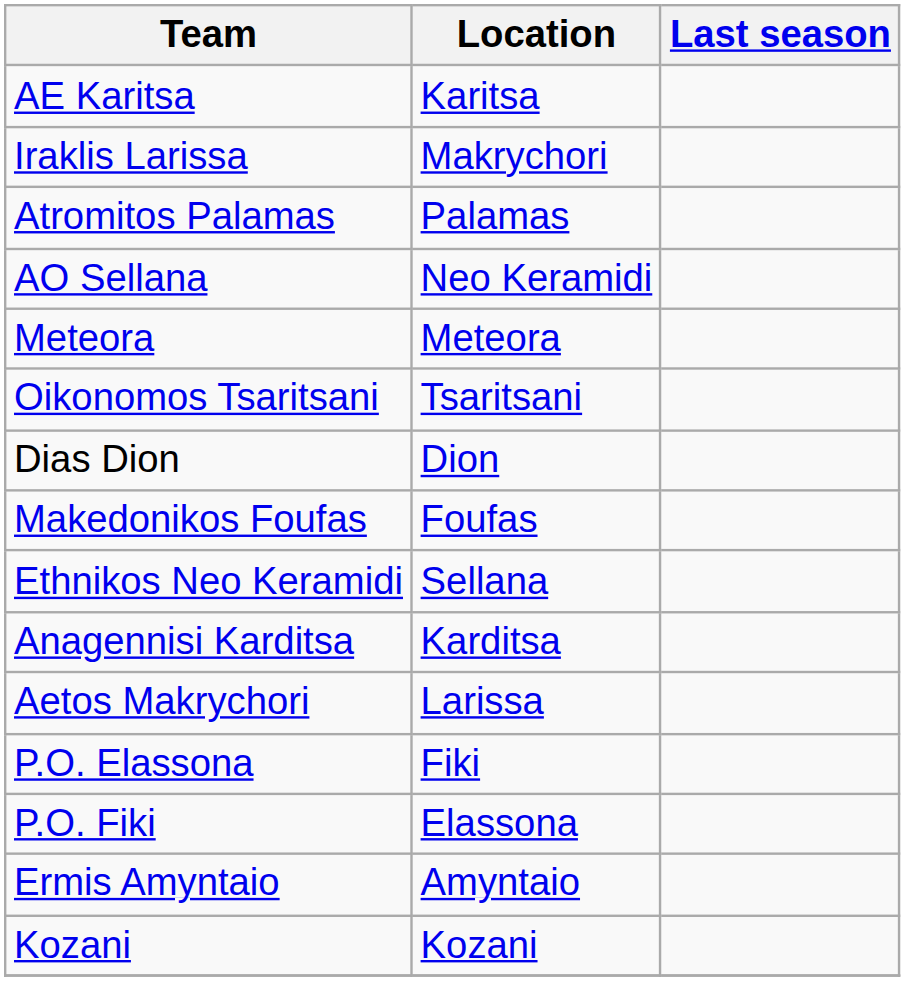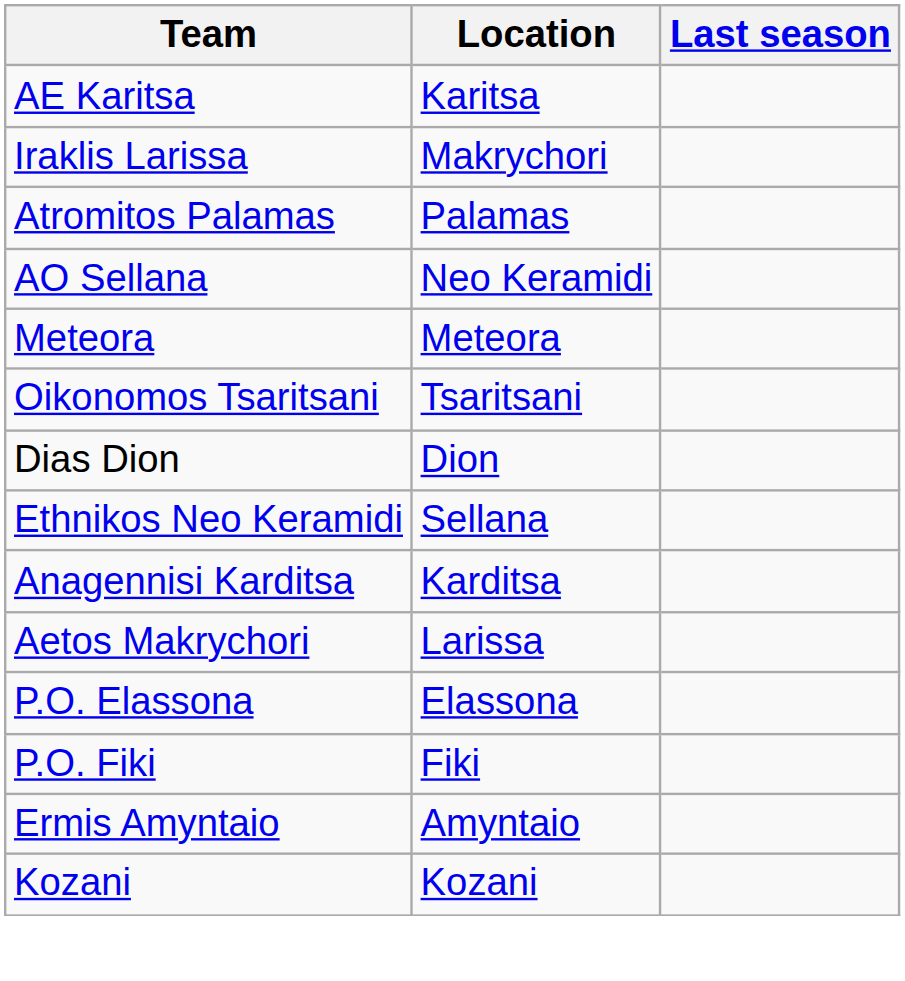- row: (190, 519)
(450, 762) Fiki -> (499, 701) Elassona
(499, 823) Elassona -> (450, 762) Fiki
